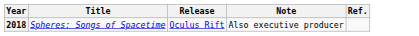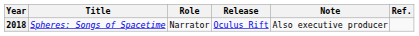+ column: (190, 11)
